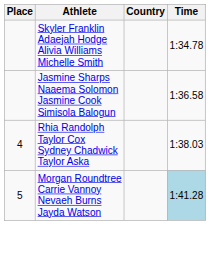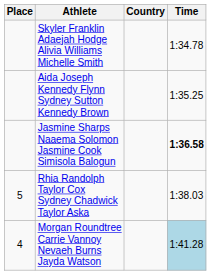+ row: (73, 95)
(186, 95) normal -> (187, 145) bold
(20, 145) 4 -> (20, 195) 5
(20, 195) 5 -> (20, 245) 4
